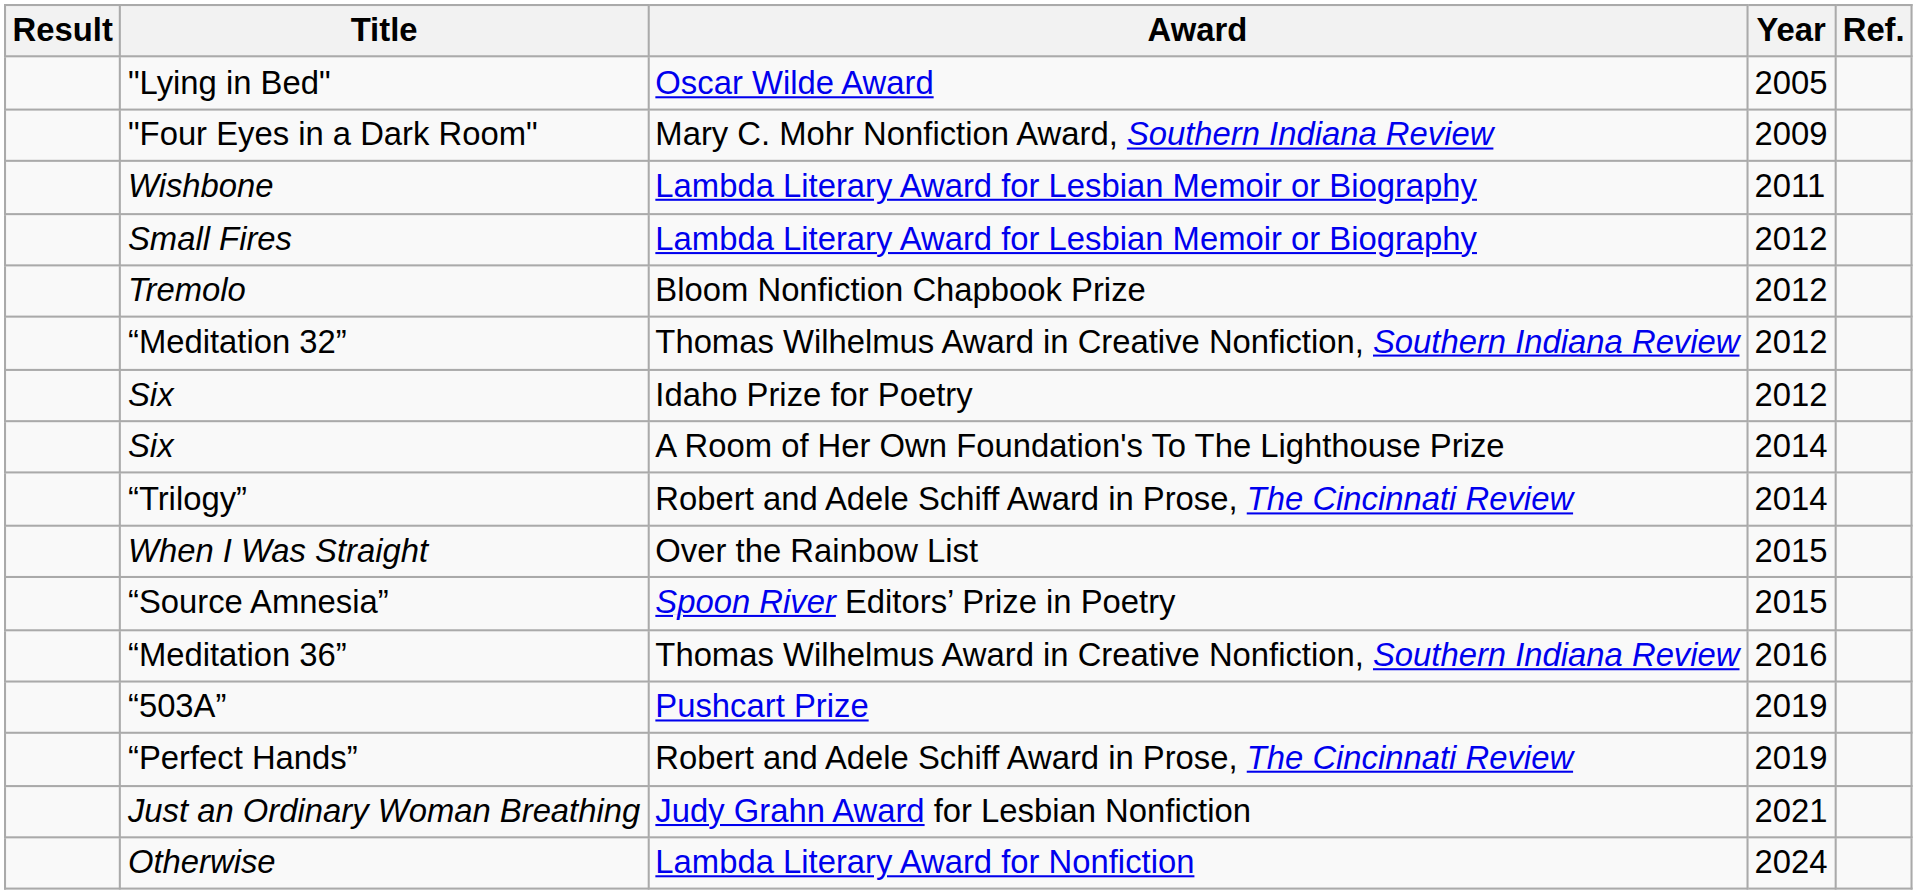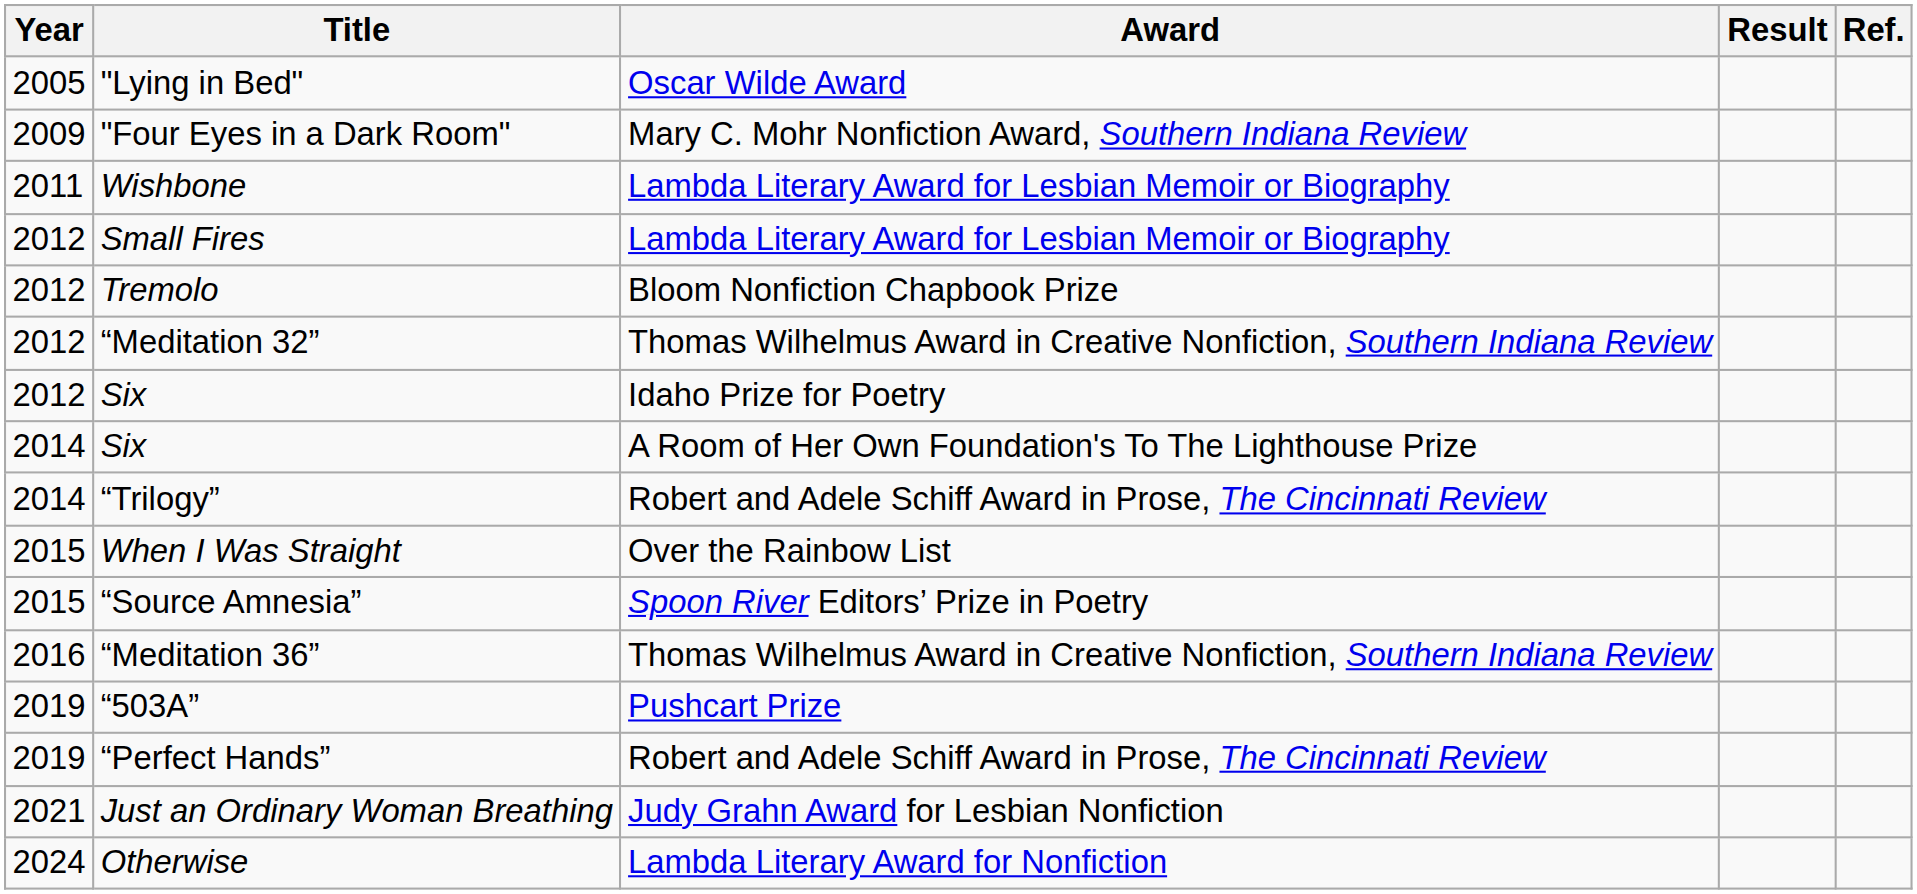columns swapped: (1791, 30) <-> (63, 30)
